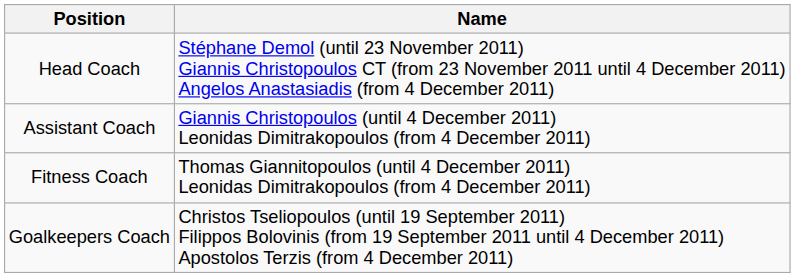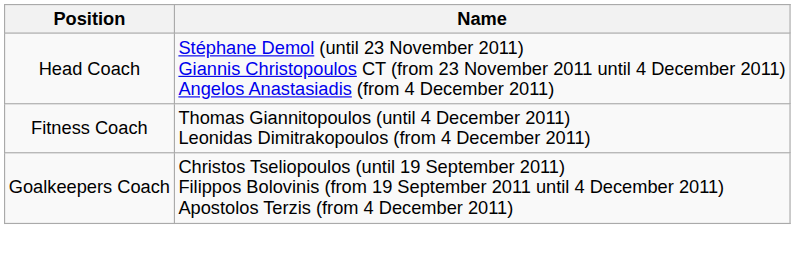- row: (89, 128)
